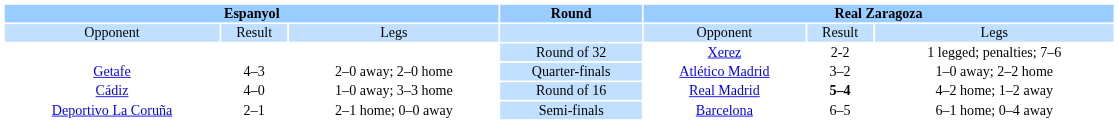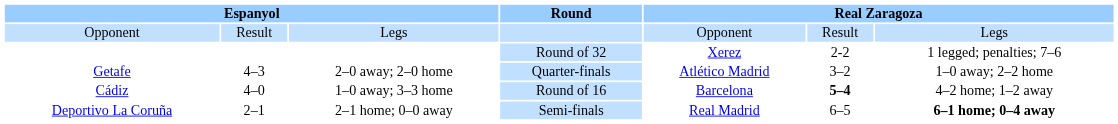(724, 91) Real Madrid -> (724, 91) Barcelona
(724, 110) Barcelona -> (724, 110) Real Madrid
(994, 110) normal -> (994, 110) bold
